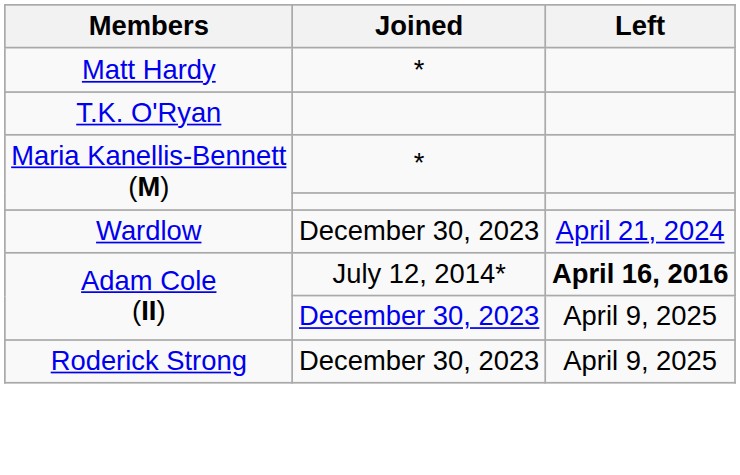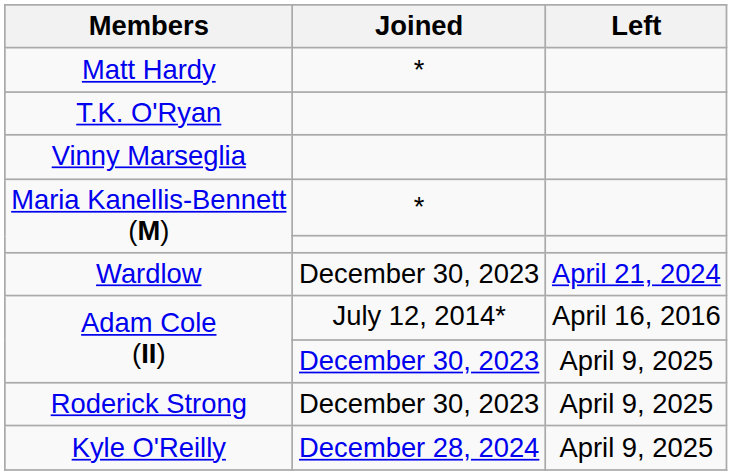+ row: (149, 156)
(640, 273) bold -> (636, 317) normal
+ row: (149, 447)
